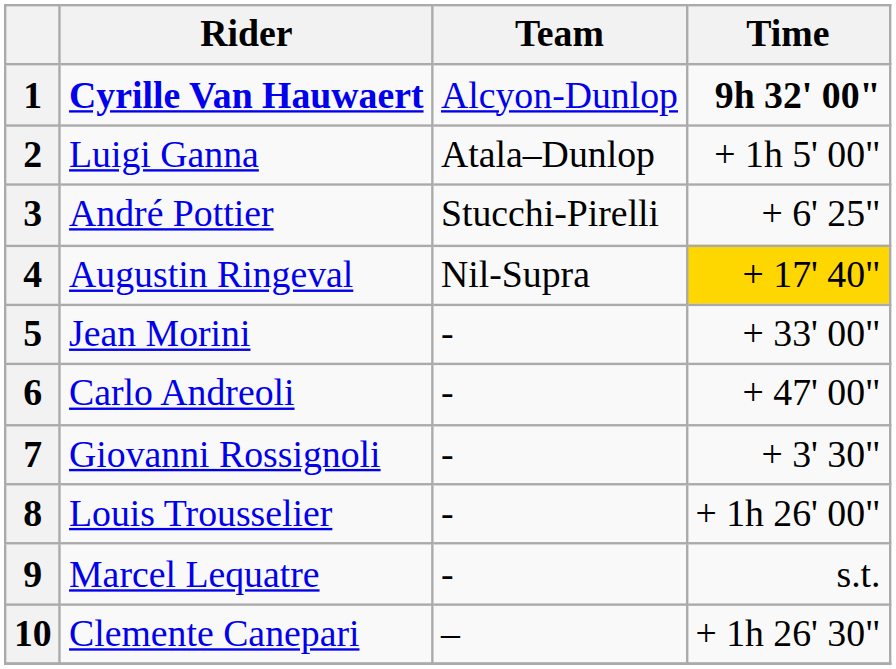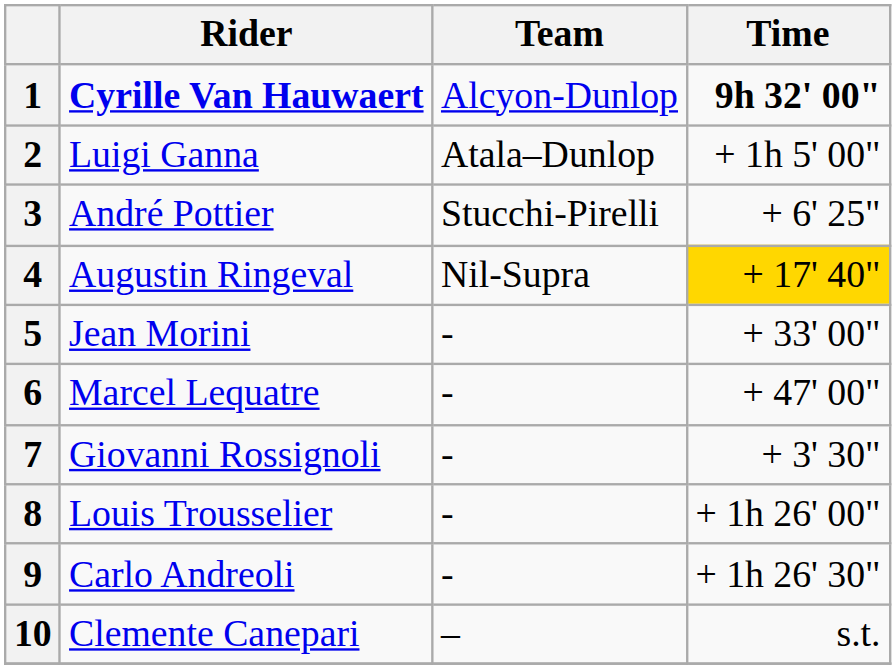(182, 393) Carlo Andreoli -> (194, 393) Marcel Lequatre
(194, 573) Marcel Lequatre -> (182, 573) Carlo Andreoli
(858, 573) s.t. -> (788, 573) + 1h 26' 30"
(788, 633) + 1h 26' 30" -> (858, 633) s.t.
